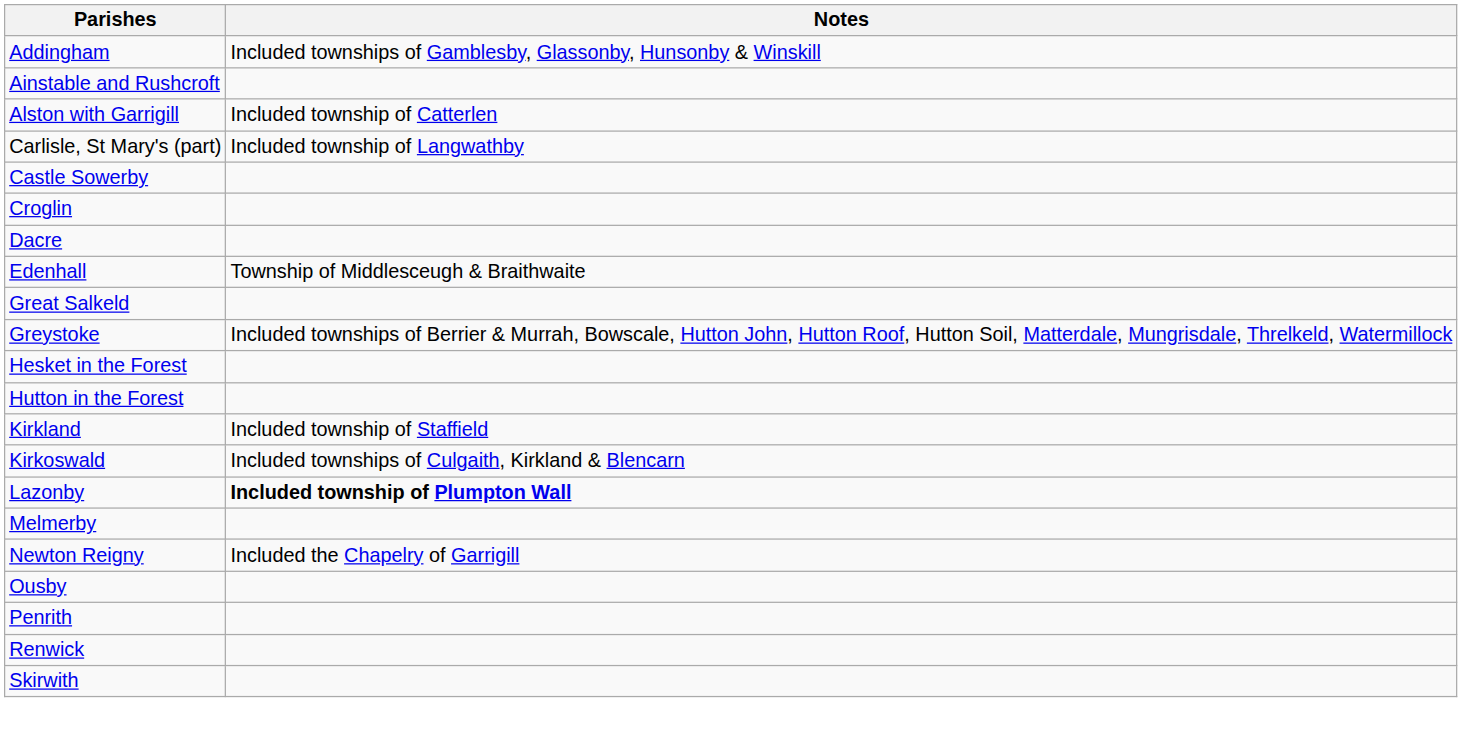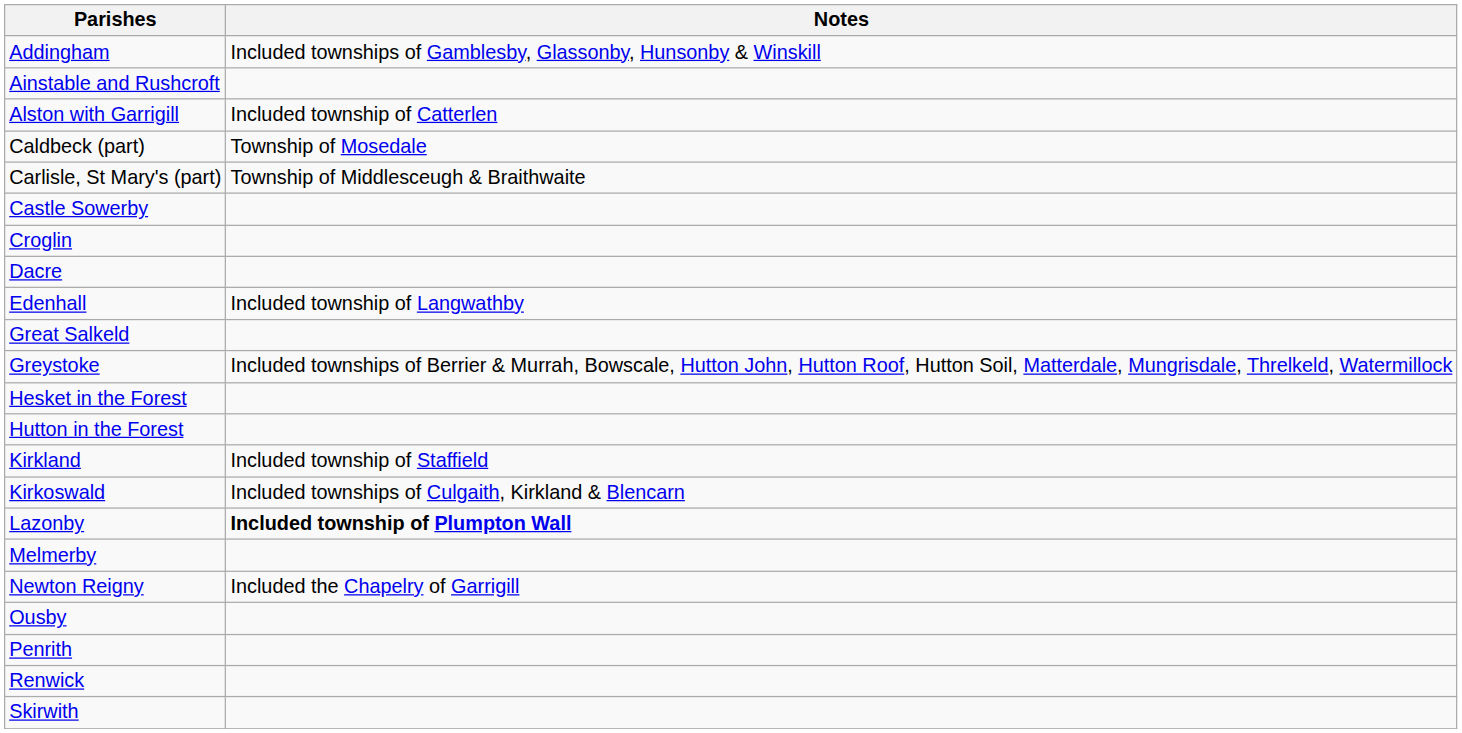+ row: (77, 146)
(377, 146) Included township of Langwathby -> (408, 177) Township of Middlesceugh & Braithwaite
(408, 271) Township of Middlesceugh & Braithwaite -> (377, 303) Included township of Langwathby
